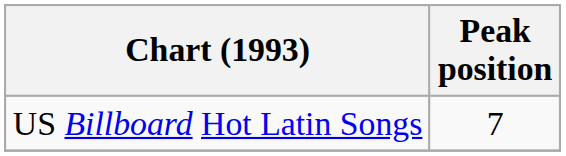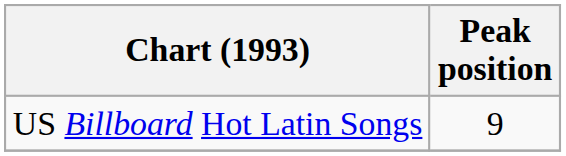(495, 122) 7 -> (495, 122) 9
